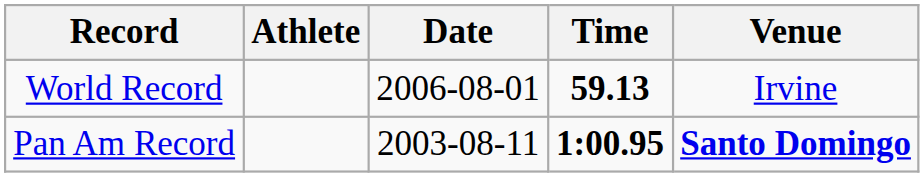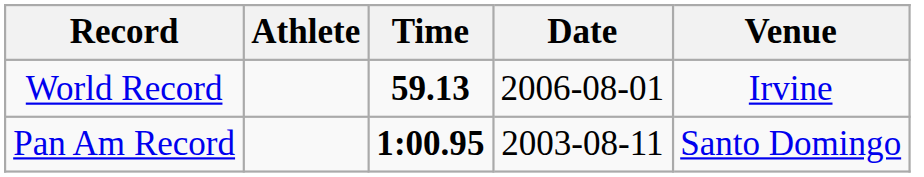columns swapped: (610, 32) <-> (458, 32)
(796, 143) bold -> (791, 143) normal
